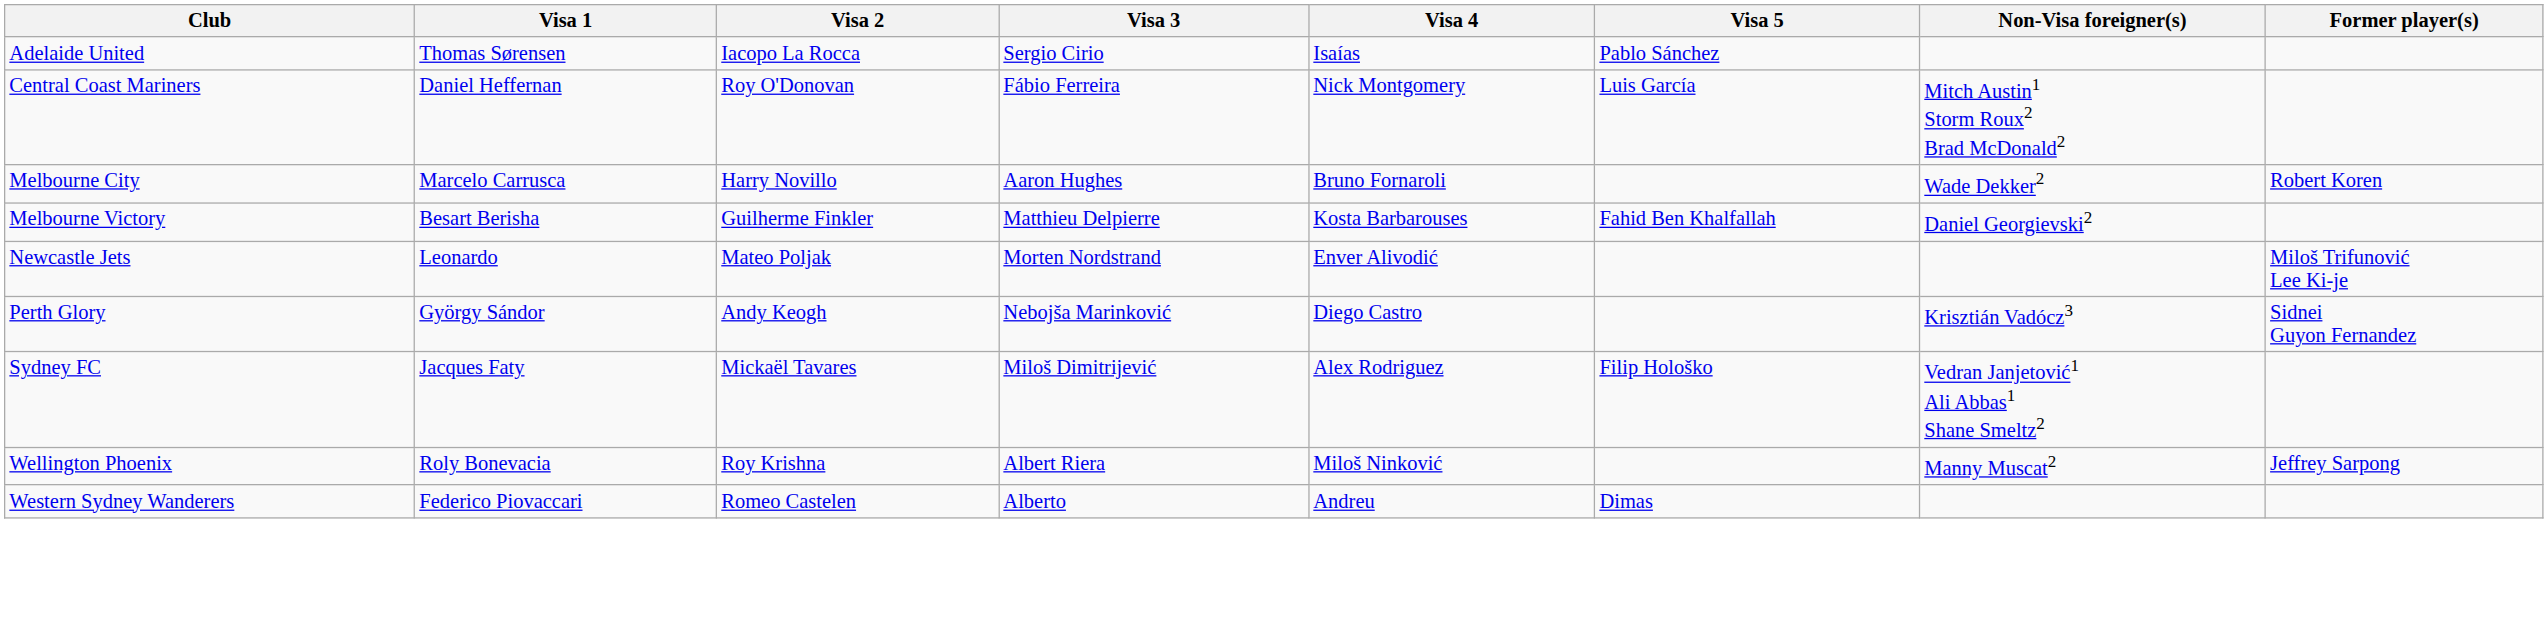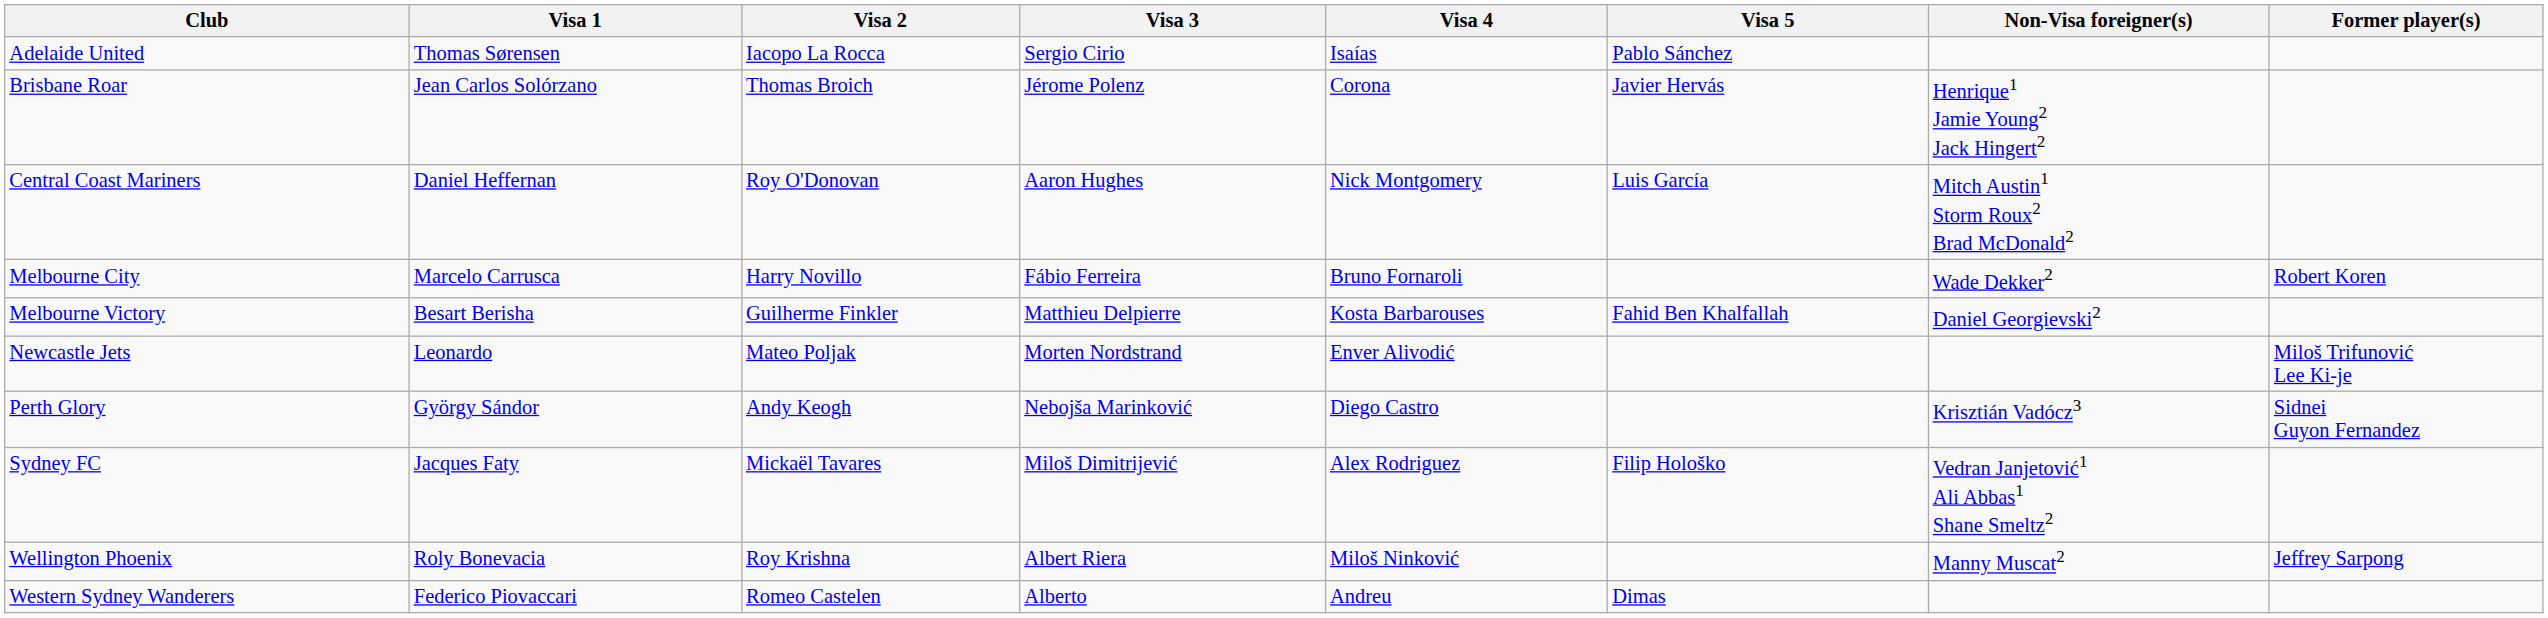+ row: (68, 85)
(1062, 85) Fábio Ferreira -> (1084, 180) Aaron Hughes
(1063, 180) Aaron Hughes -> (1083, 276) Fábio Ferreira
